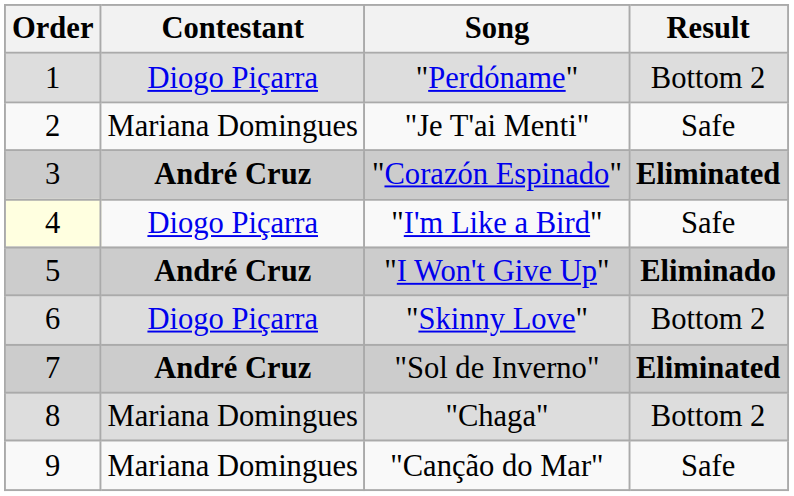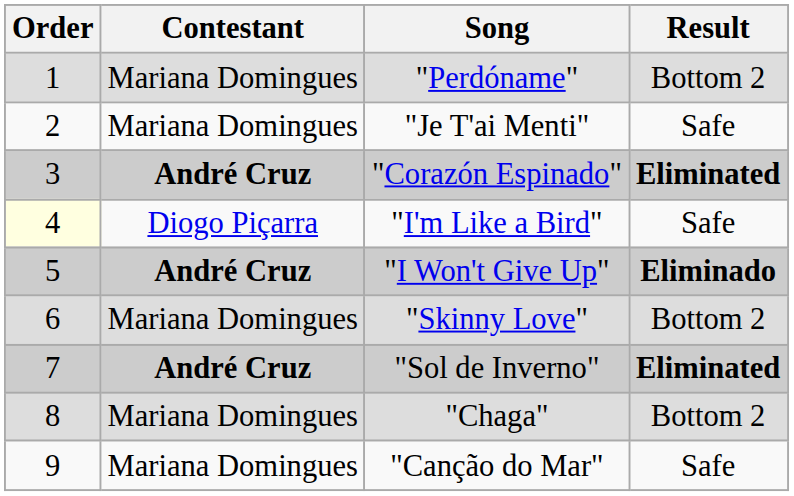(233, 77) Diogo Piçarra -> (233, 77) Mariana Domingues
(233, 319) Diogo Piçarra -> (233, 319) Mariana Domingues
